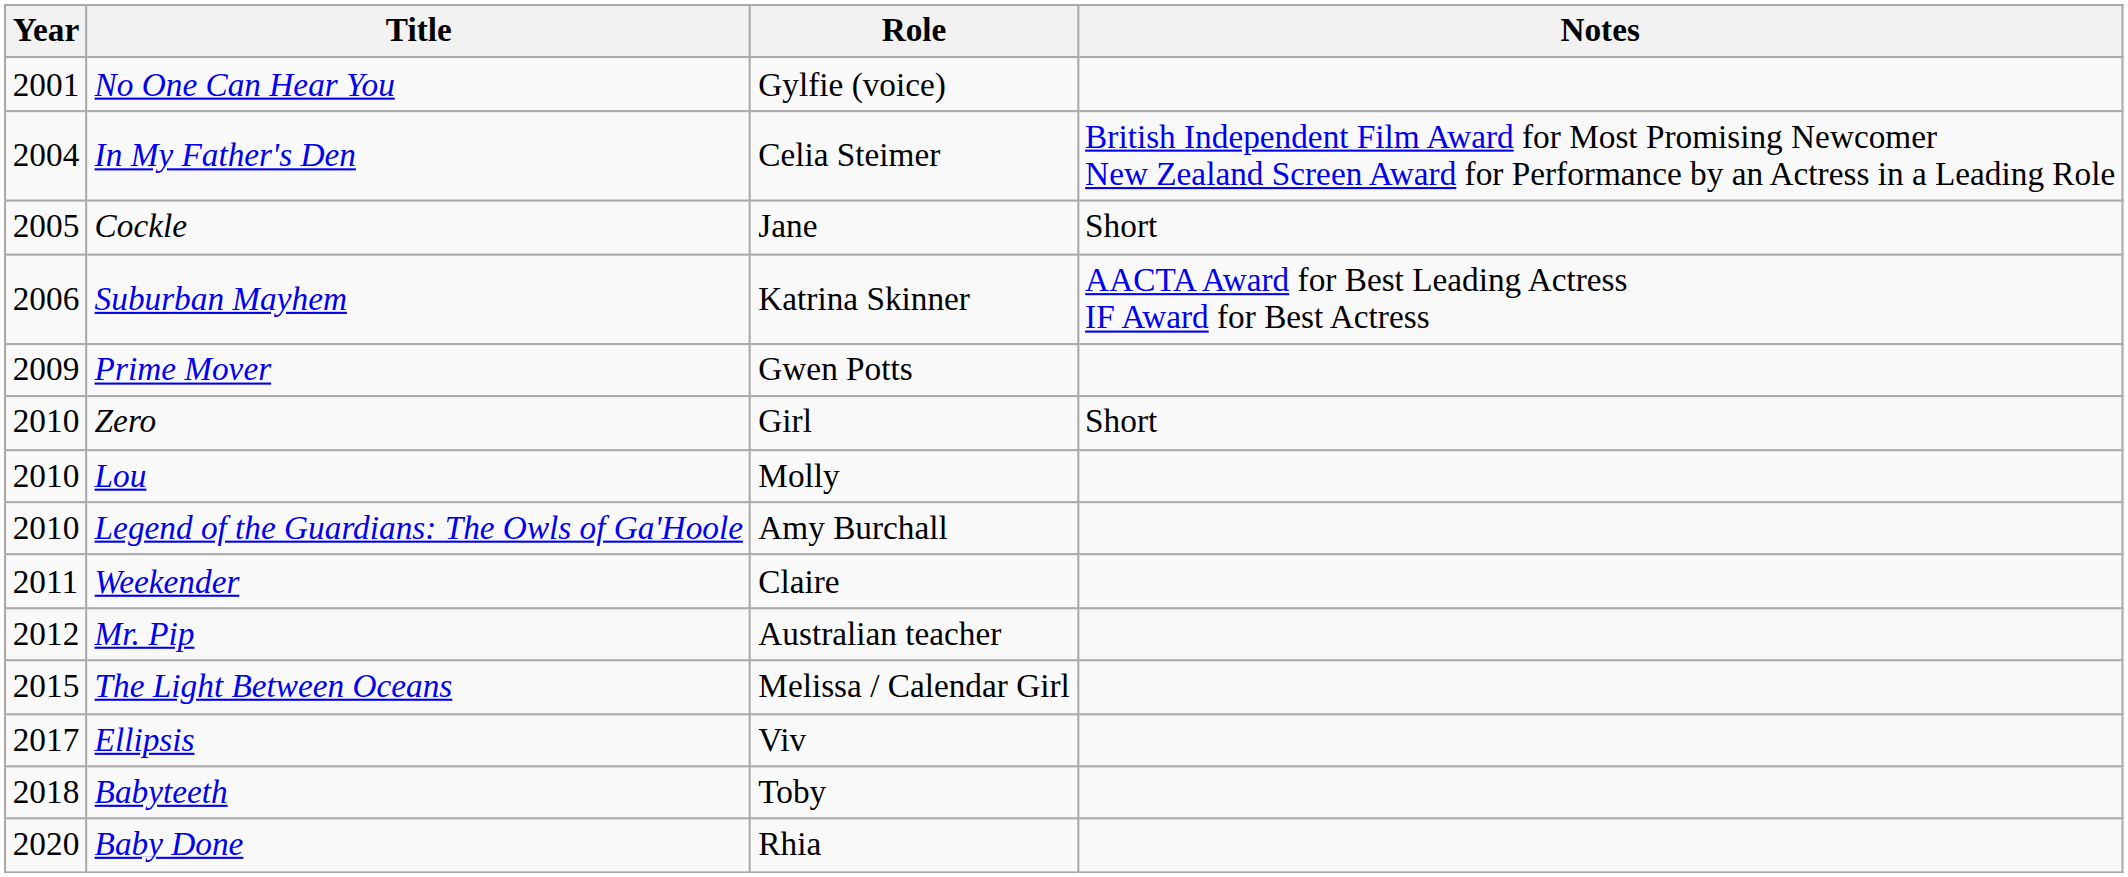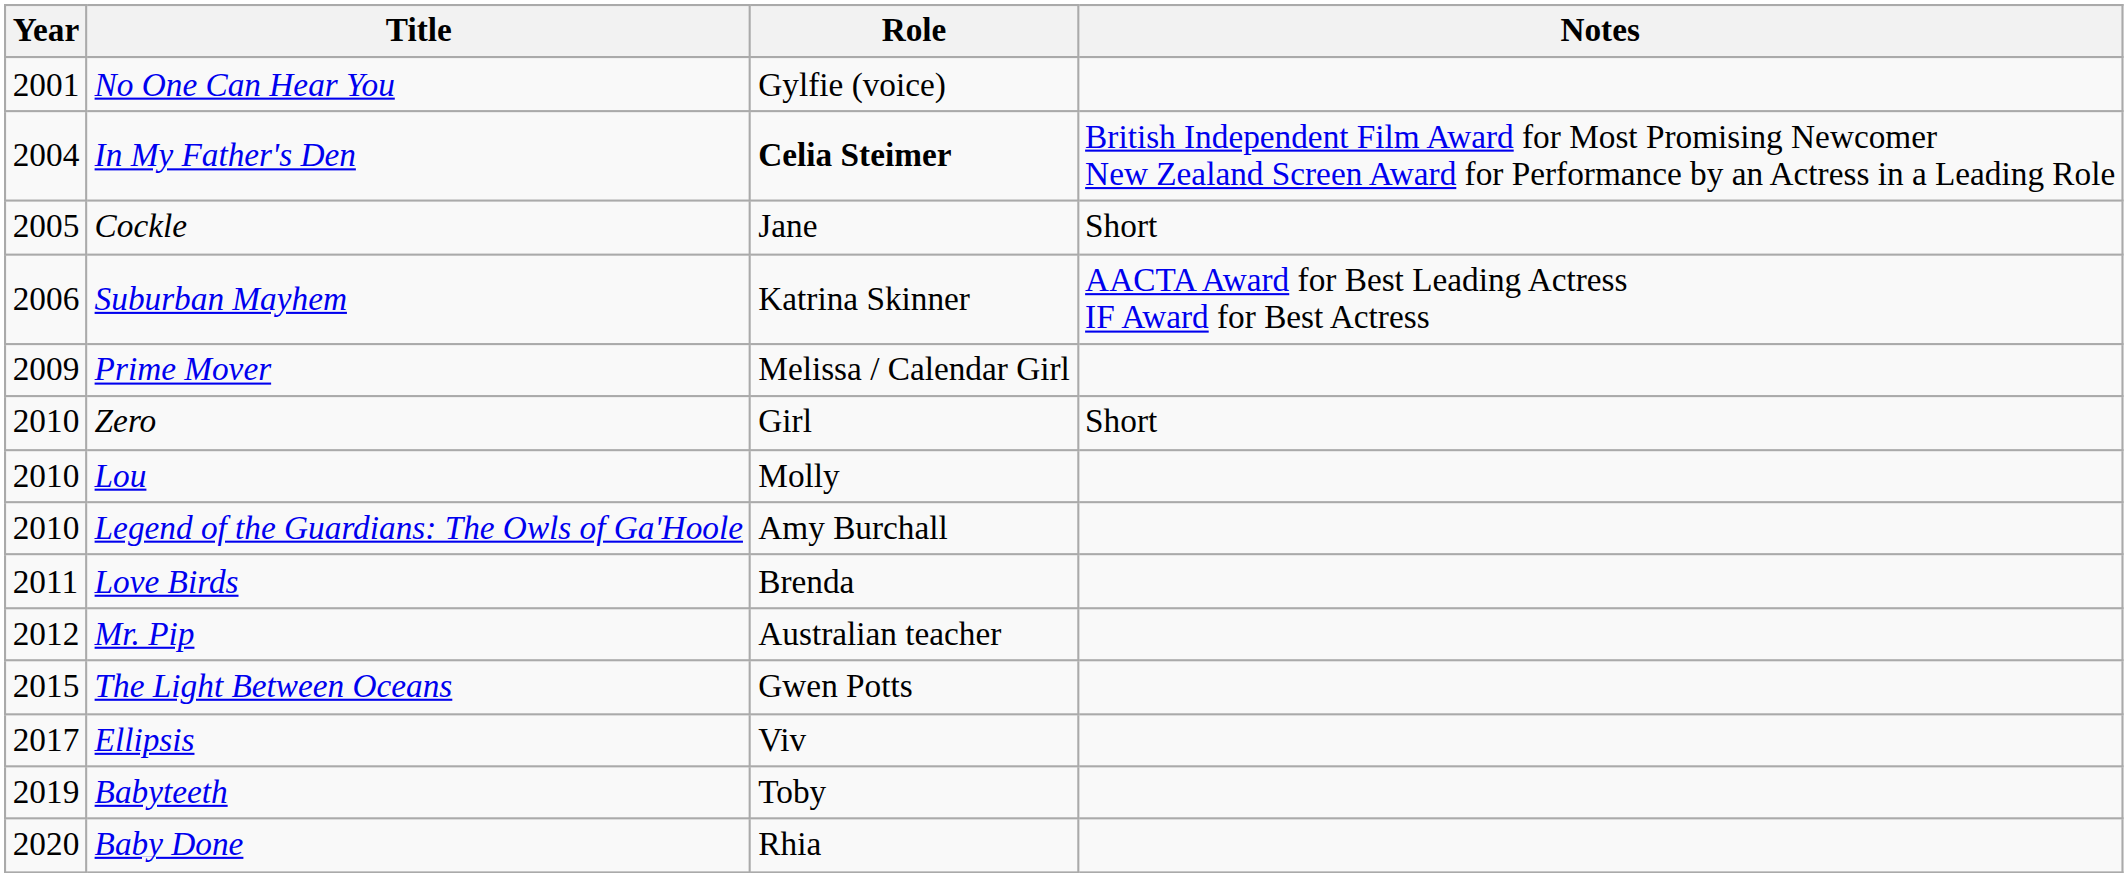(849, 155) normal -> (855, 155) bold
(835, 369) Gwen Potts -> (914, 369) Melissa / Calendar Girl
+ row: (167, 580)
- row: (167, 580)
(914, 686) Melissa / Calendar Girl -> (835, 686) Gwen Potts
(46, 791) 2018 -> (46, 791) 2019
